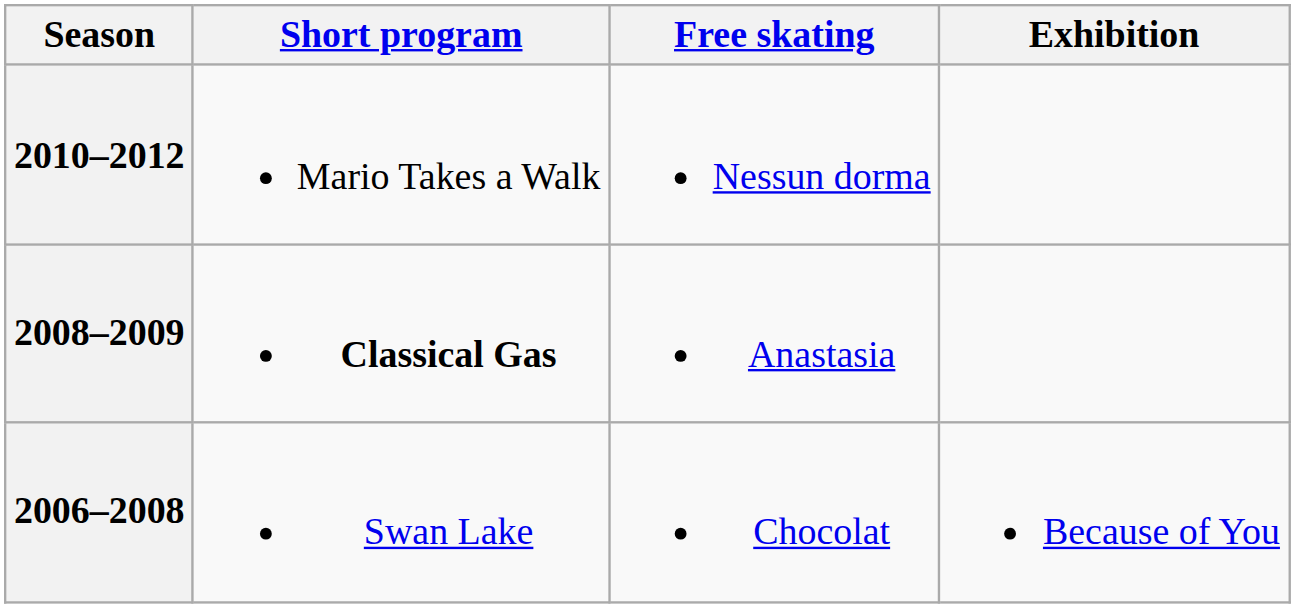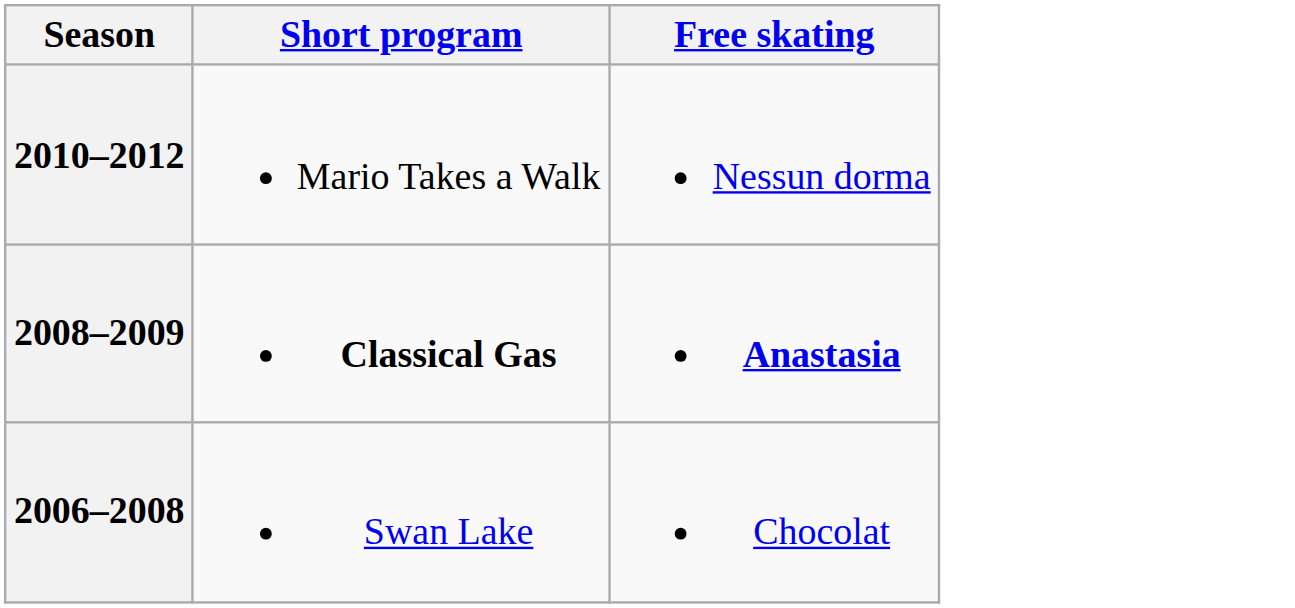- column: (1114, 34)
(774, 355) normal -> (774, 355) bold
